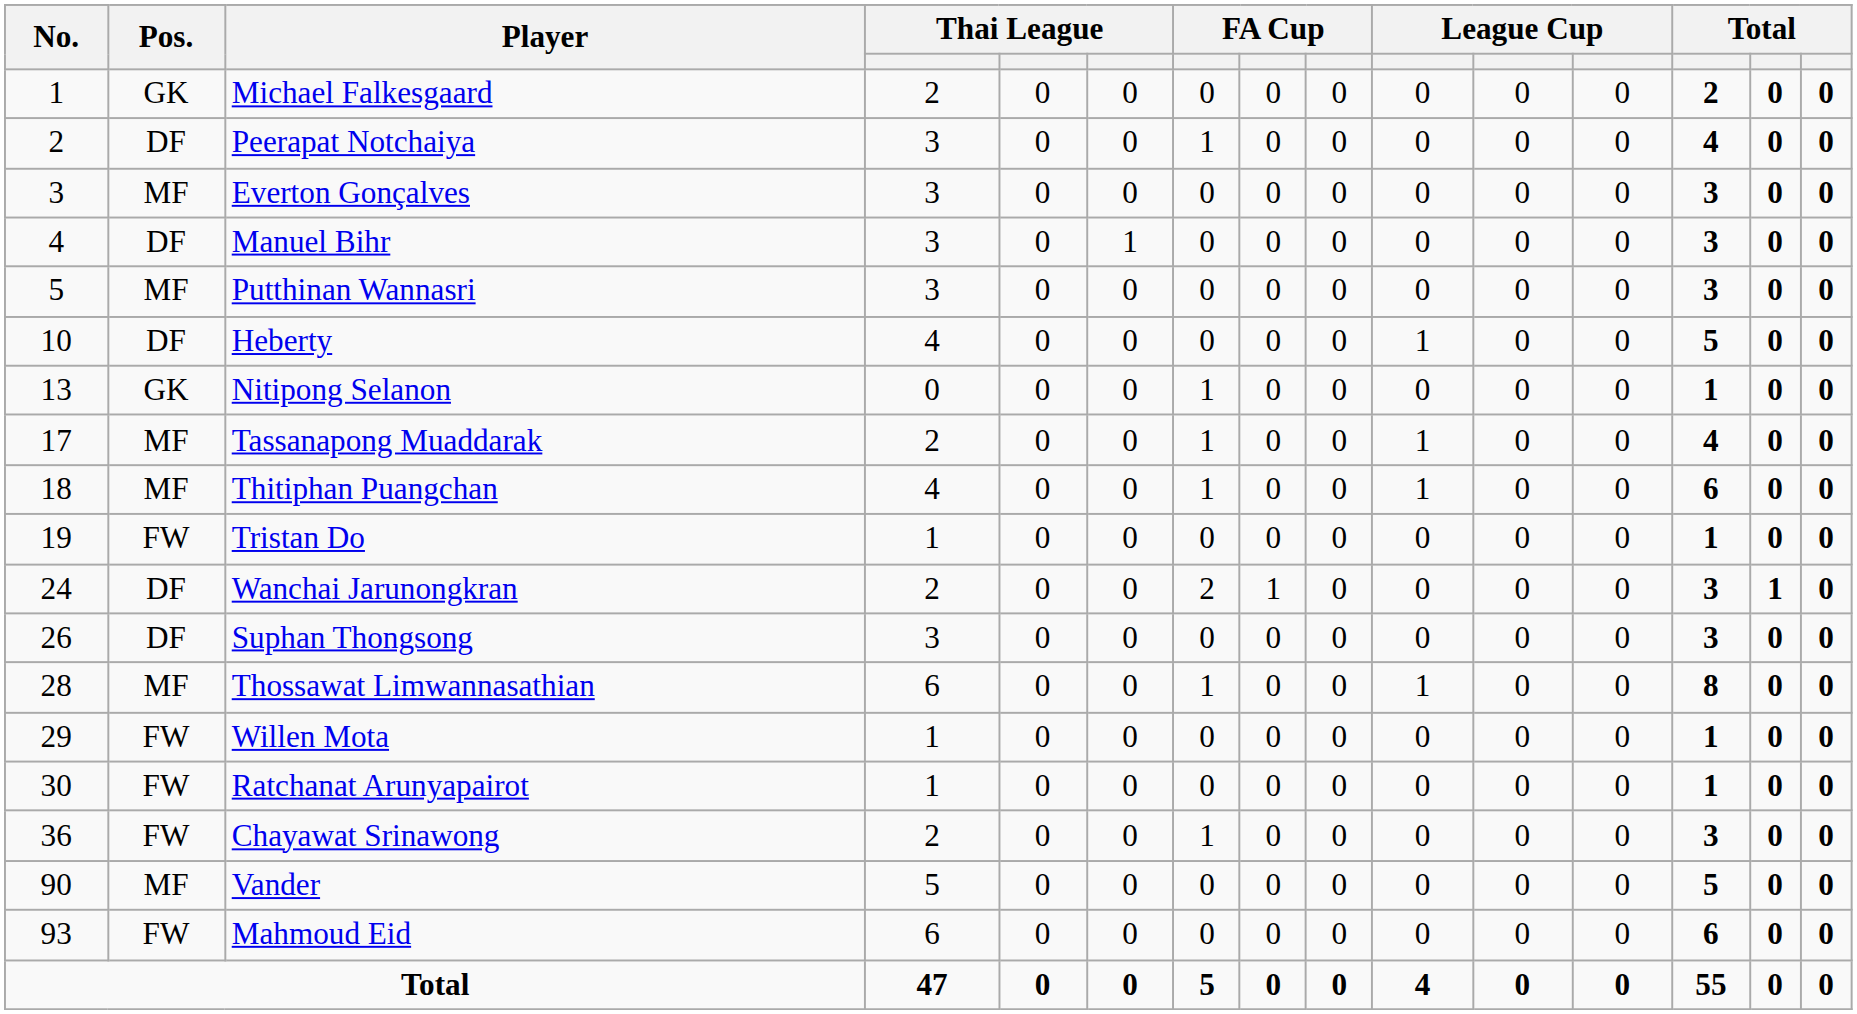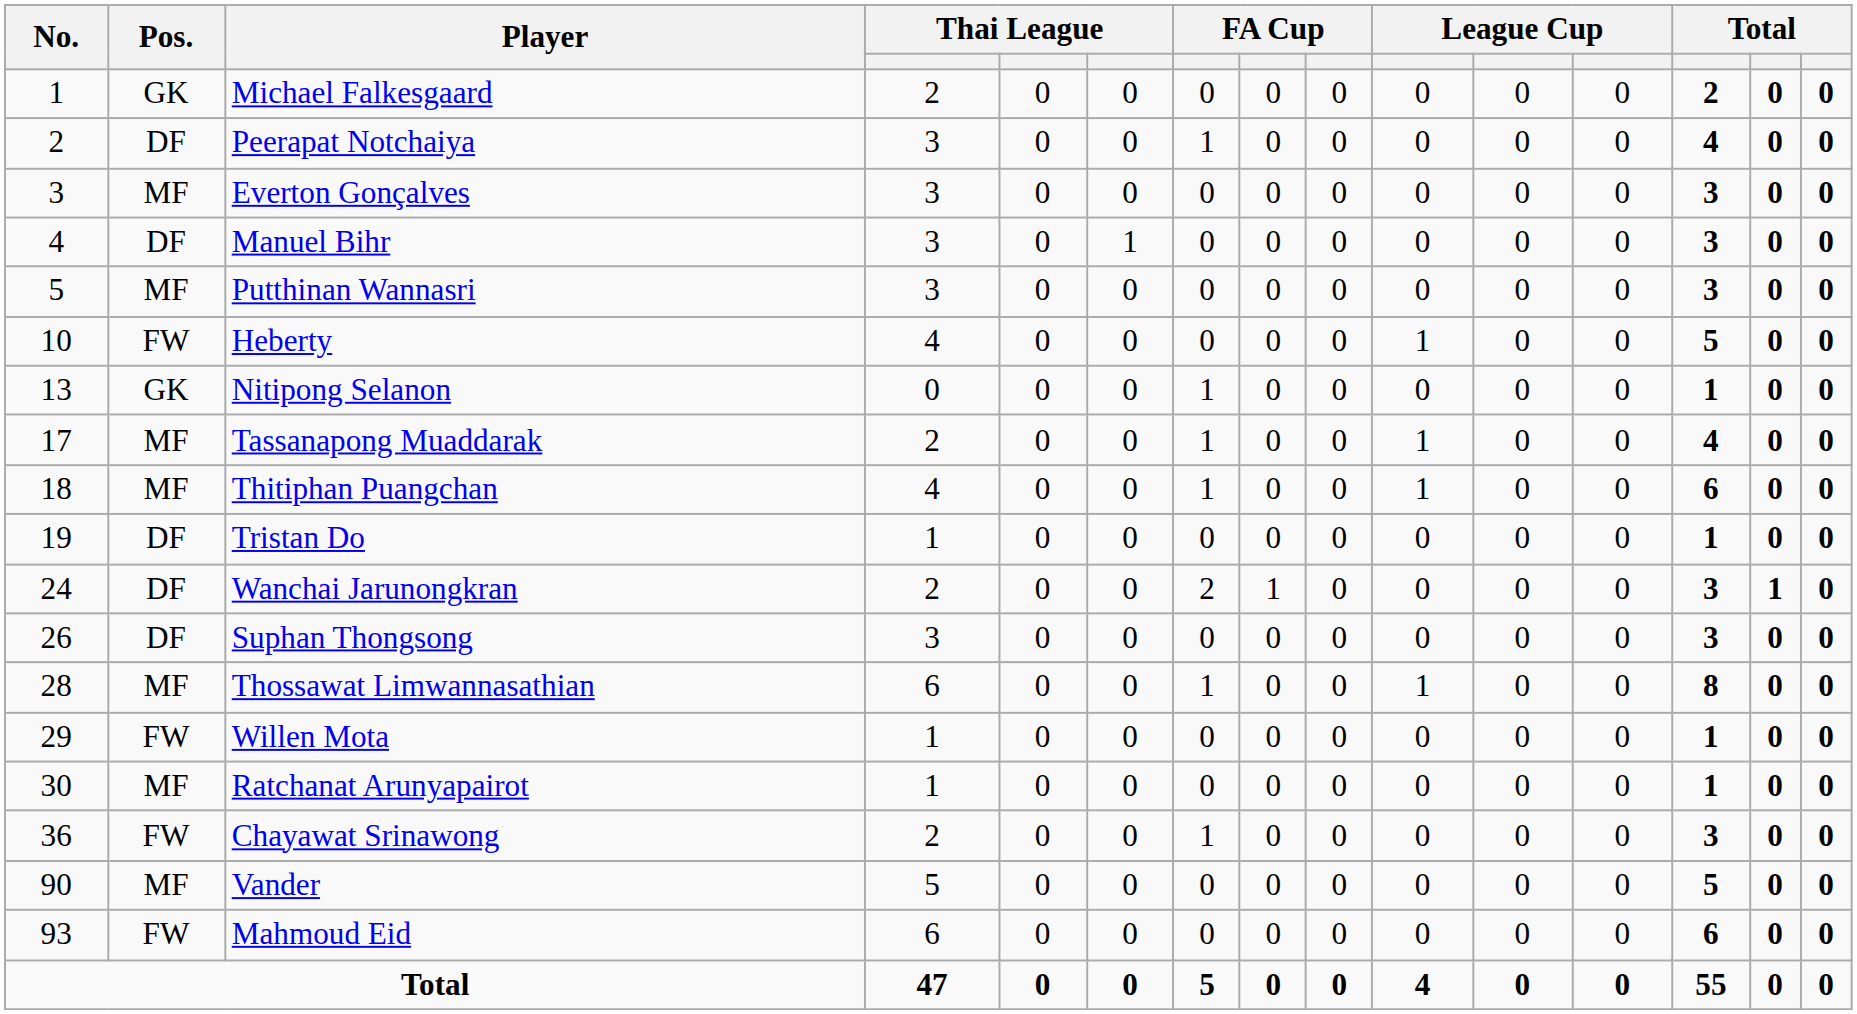(166, 340) DF -> (166, 340) FW
(166, 538) FW -> (166, 538) DF
(166, 785) FW -> (166, 785) MF
